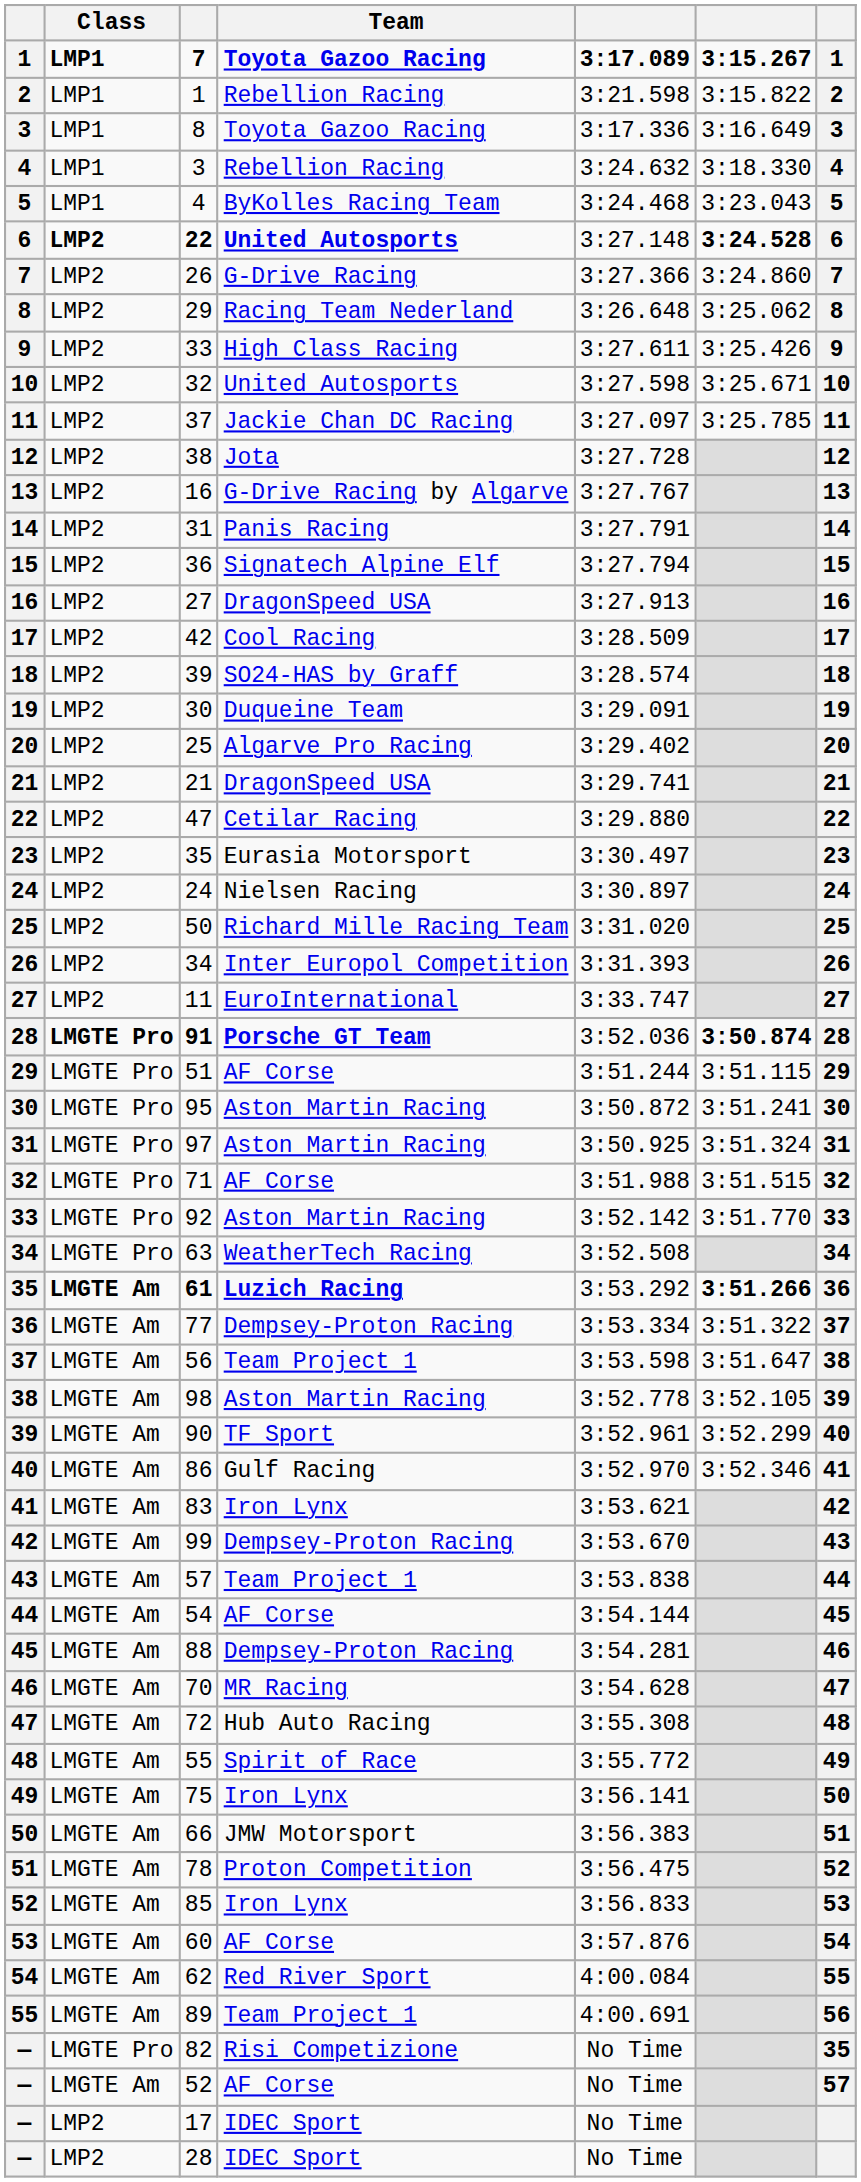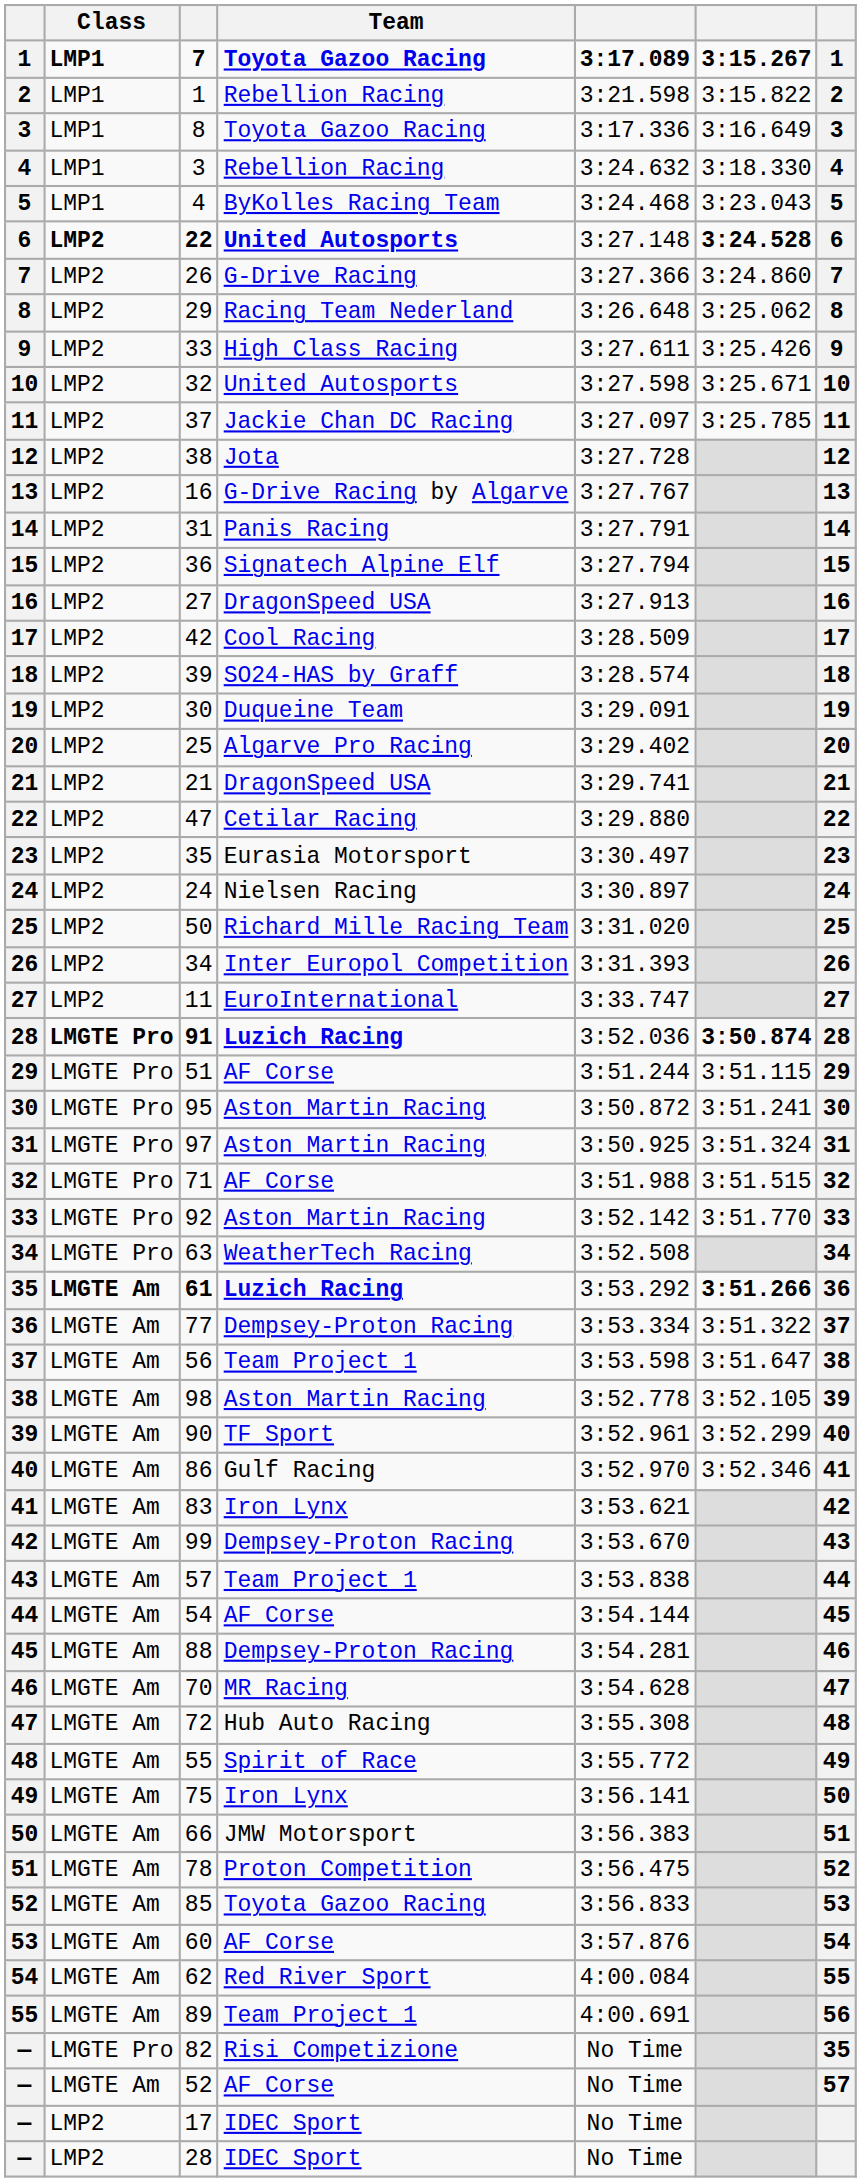(327, 1037) Porsche GT Team -> (313, 1037) Luzich Racing
(286, 1906) Iron Lynx -> (355, 1906) Toyota Gazoo Racing
